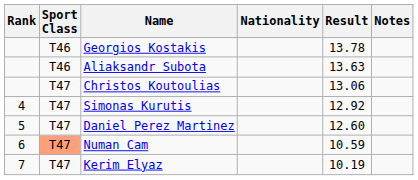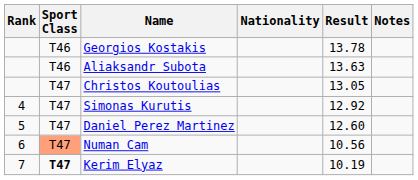(347, 86) 13.06 -> (347, 86) 13.05
(347, 145) 10.59 -> (347, 145) 10.56
(60, 164) normal -> (60, 164) bold
